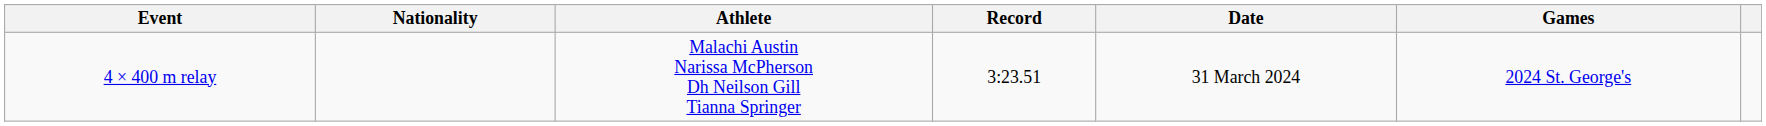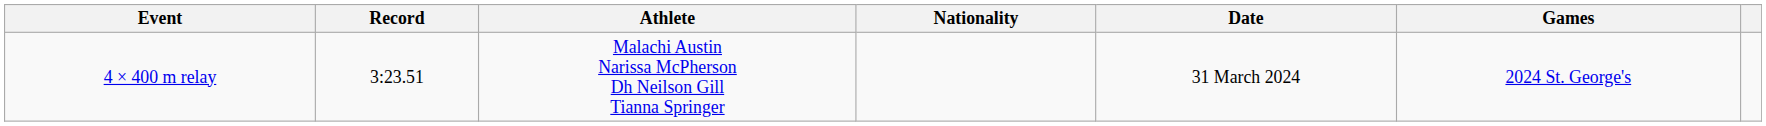columns swapped: (1014, 18) <-> (435, 18)
